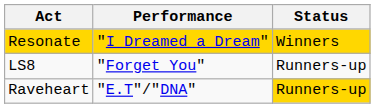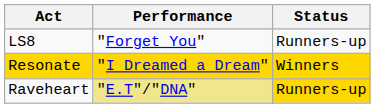rows swapped: (44, 41) <-> (22, 66)
(147, 91) no background -> (147, 91) khaki background
